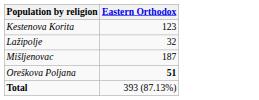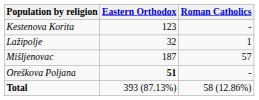+ column: (216, 12)
